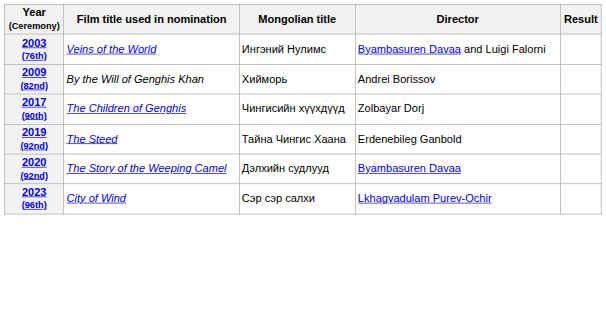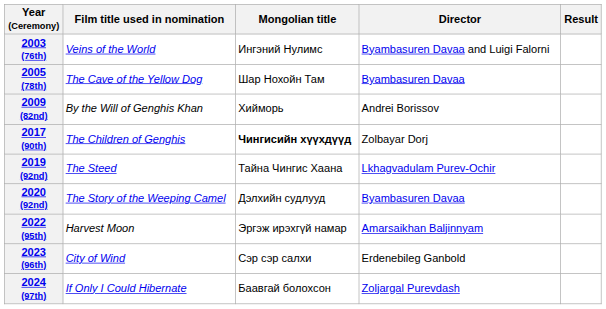+ row: (34, 79)
(293, 109) normal -> (295, 139) bold
(410, 139) Erdenebileg Ganbold -> (429, 169) Lkhagvadulam Purev-Ochir
+ row: (34, 228)
(425, 199) Lkhagvadulam Purev-Ochir -> (413, 258) Erdenebileg Ganbold
+ row: (34, 288)
